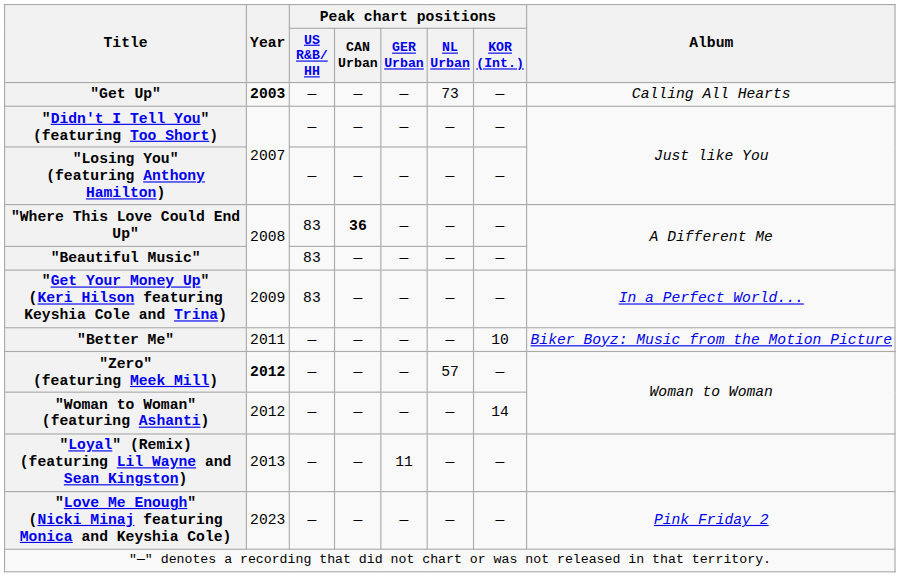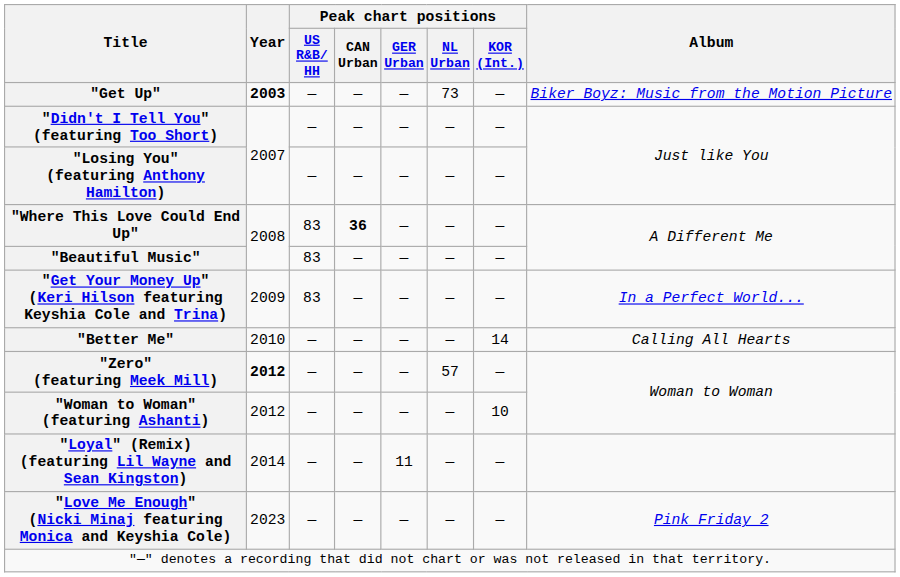(711, 94) Calling All Hearts -> (711, 94) Biker Boyz: Music from the Motion Picture
(268, 340) 2011 -> (268, 340) 2010
(500, 340) 10 -> (500, 340) 14
(711, 340) Biker Boyz: Music from the Motion Picture -> (711, 340) Calling All Hearts
(500, 413) 14 -> (500, 413) 10
(268, 462) 2013 -> (268, 462) 2014
